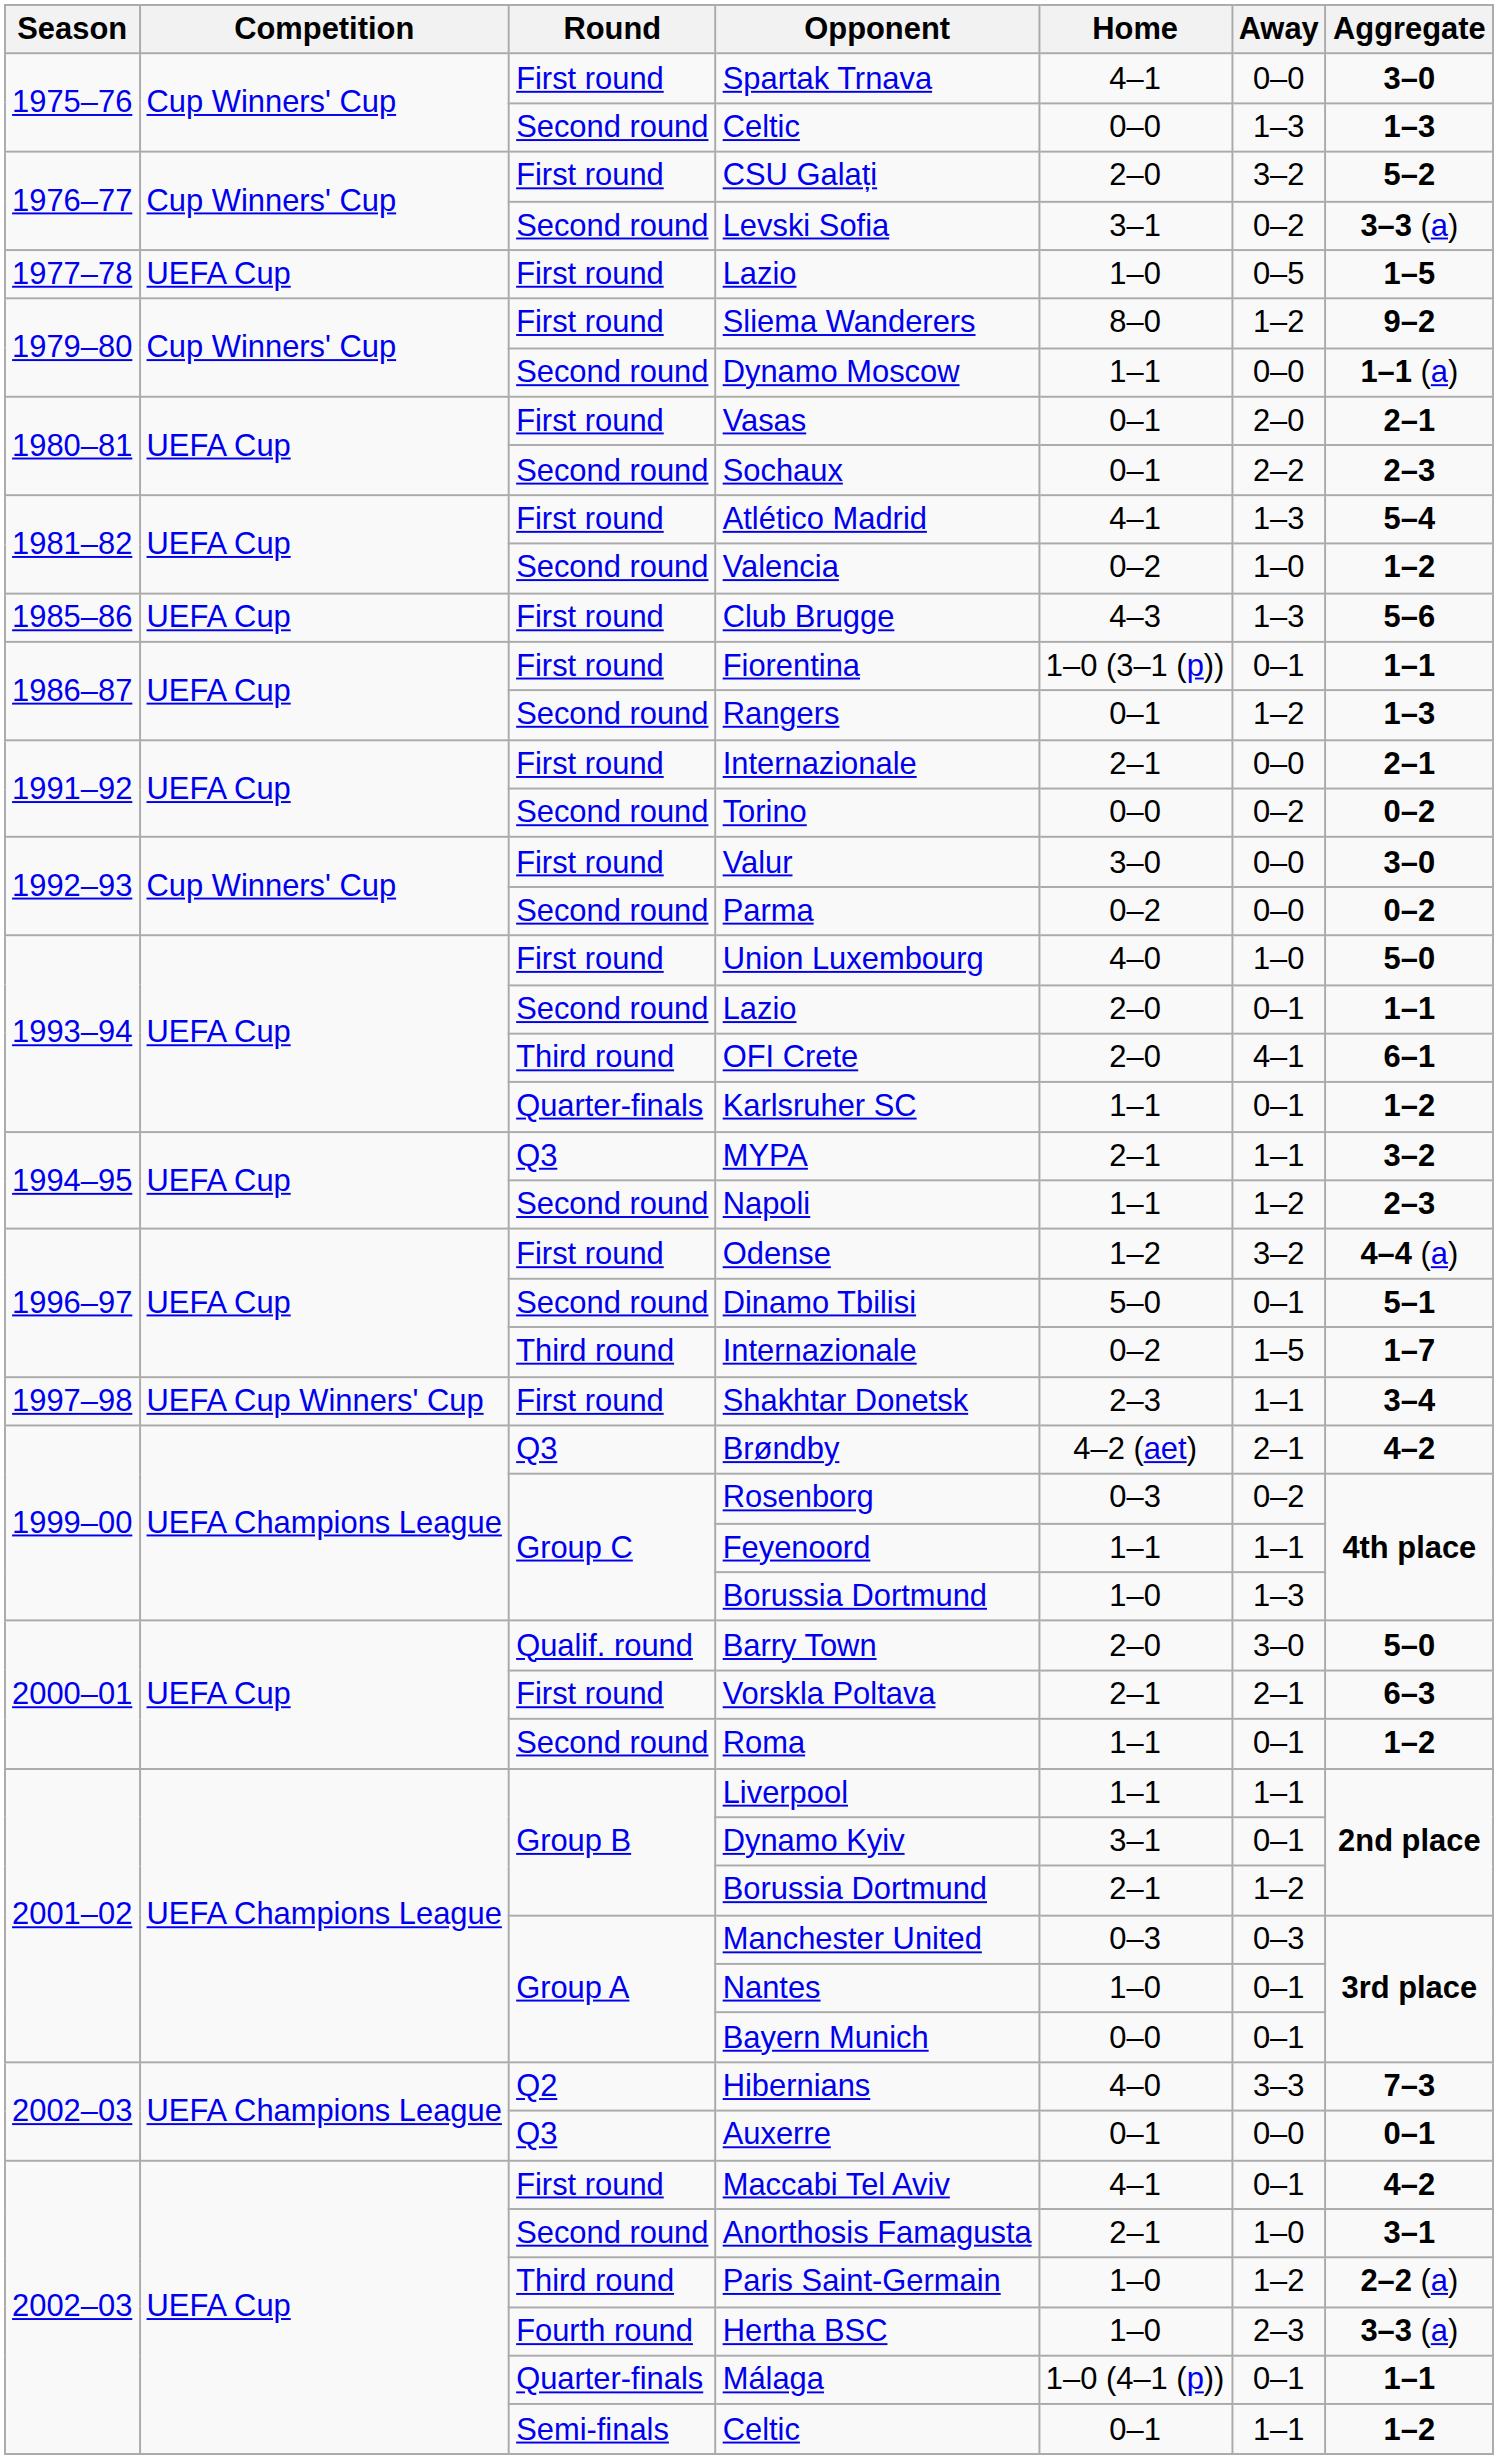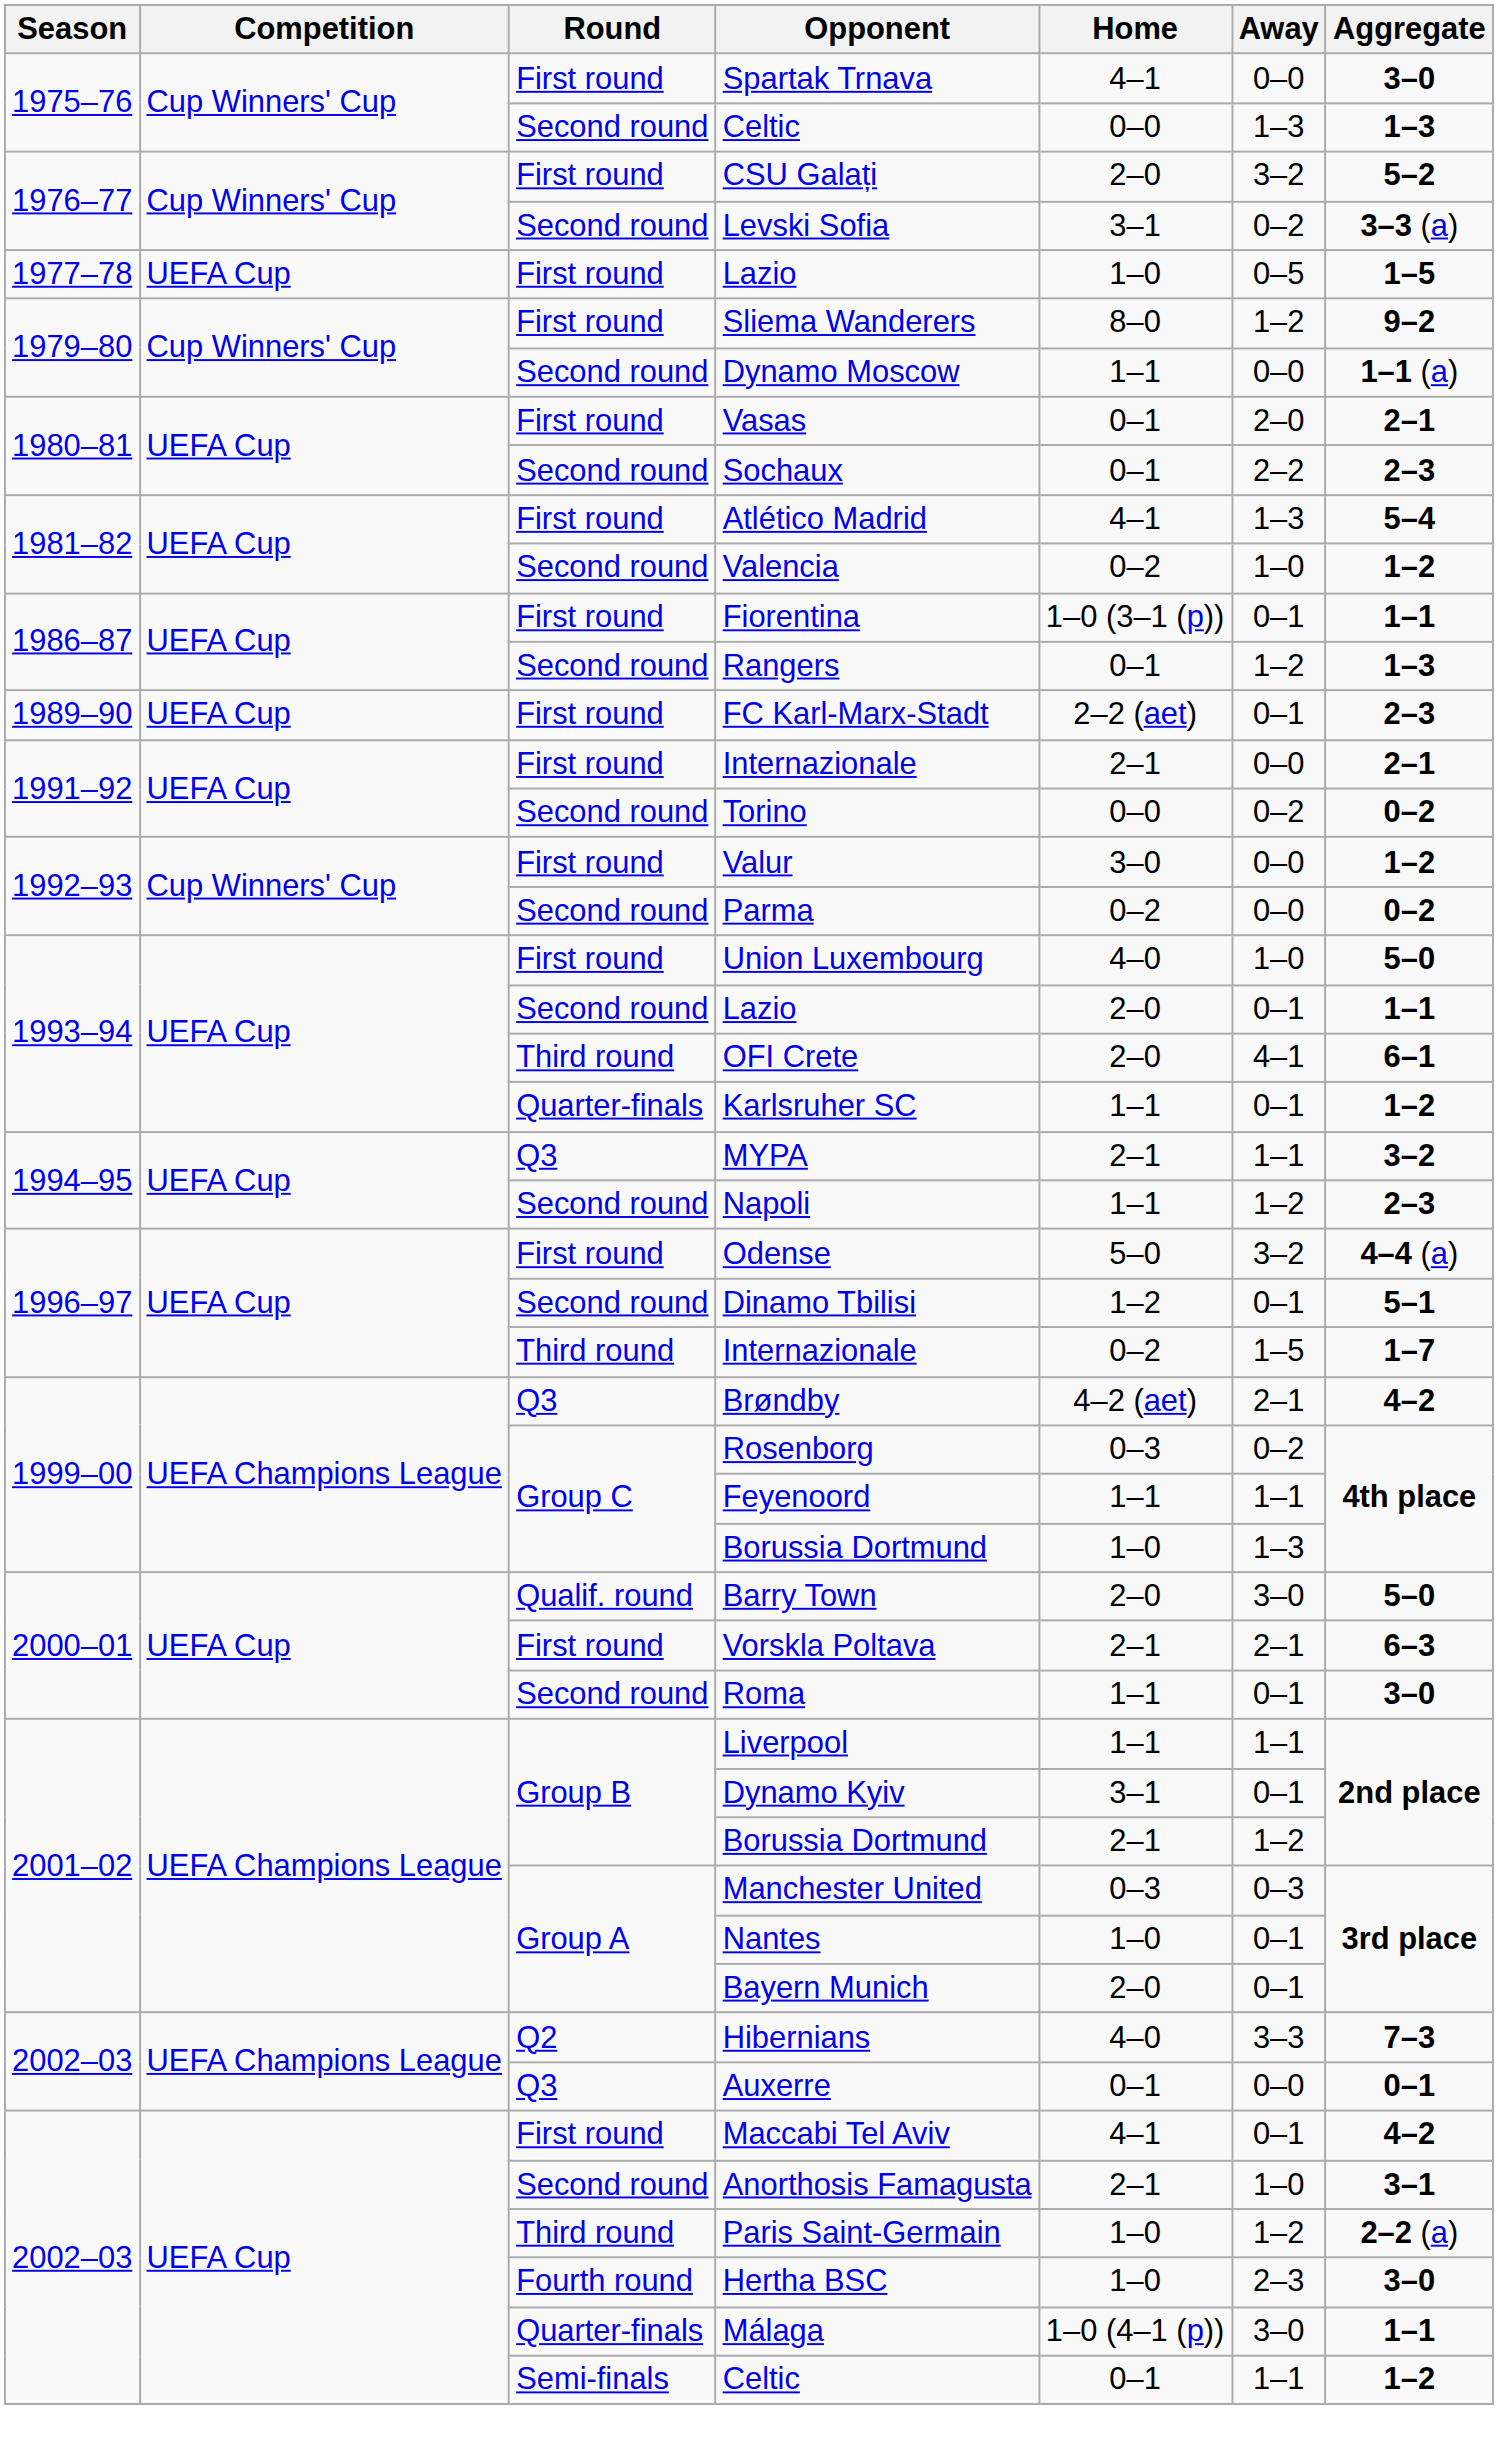- row: (72, 616)
+ row: (72, 714)
(1409, 861) 3–0 -> (1409, 861) 1–2
(1135, 1253) 1–2 -> (1135, 1253) 5–0
(1135, 1302) 5–0 -> (1135, 1302) 1–2
- row: (72, 1400)
(1409, 1743) 1–2 -> (1409, 1694) 3–0
(1135, 2036) 0–0 -> (1135, 1987) 2–0
(1409, 2330) 3–3 (a) -> (1409, 2281) 3–0
(1279, 2379) 0–1 -> (1279, 2330) 3–0
